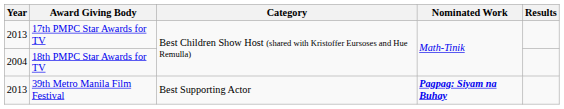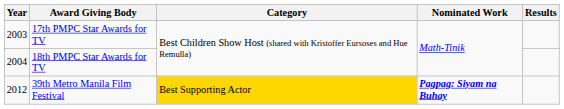(17, 34) 2013 -> (17, 34) 2003
(17, 90) 2013 -> (17, 90) 2012
(205, 90) no background -> (205, 90) gold background
